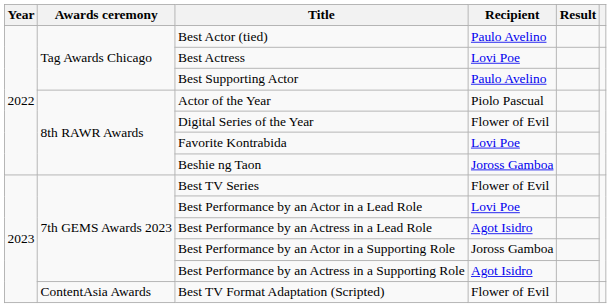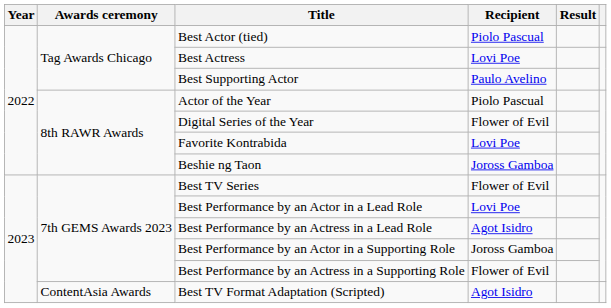(509, 36) Paulo Avelino -> (507, 36) Piolo Pascual
(502, 270) Agot Isidro -> (510, 270) Flower of Evil
(510, 292) Flower of Evil -> (502, 292) Agot Isidro
